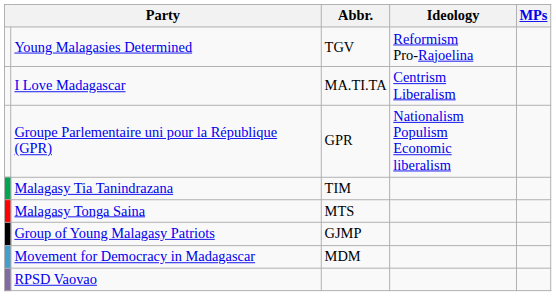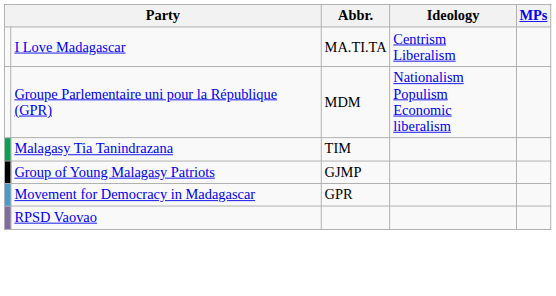- row: (103, 46)
(339, 141) GPR -> (343, 102) MDM
- row: (80, 211)
(343, 256) MDM -> (339, 194) GPR
